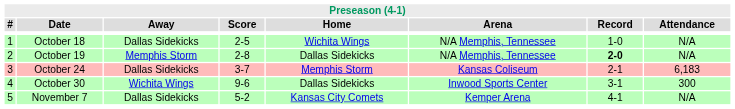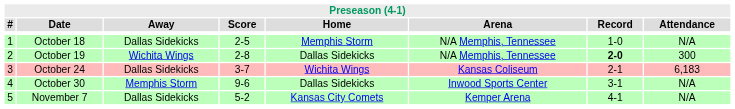(337, 41) Wichita Wings -> (337, 41) Memphis Storm
(161, 55) Memphis Storm -> (161, 55) Wichita Wings
(687, 55) N/A -> (687, 55) 300
(337, 69) Memphis Storm -> (337, 69) Wichita Wings
(161, 83) Wichita Wings -> (161, 83) Memphis Storm
(687, 83) 300 -> (687, 83) N/A
